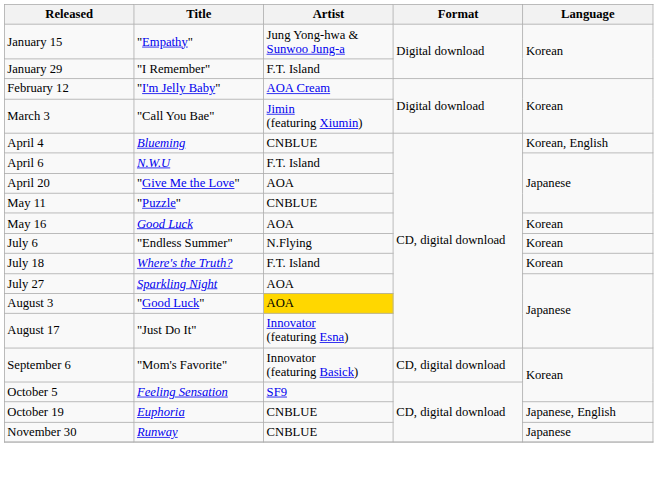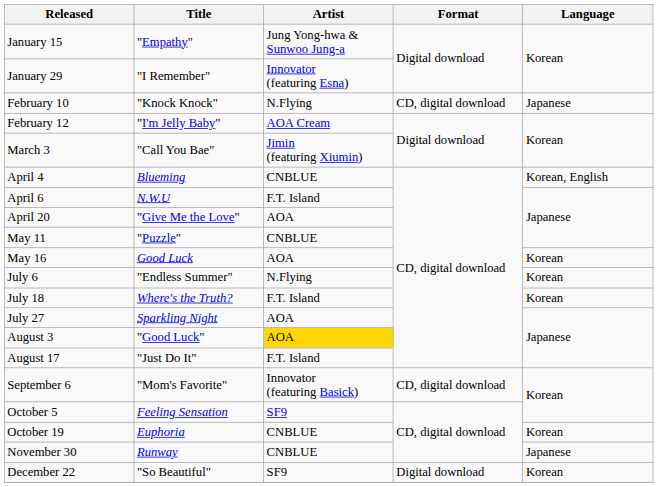(293, 68) F.T. Island -> (307, 75) Innovator (featuring Esna)
+ row: (38, 103)
(307, 330) Innovator (featuring Esna) -> (293, 357) F.T. Island
(571, 412) Japanese, English -> (544, 432) Korean
+ row: (41, 472)
